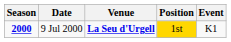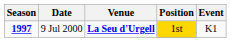(21, 29) 2000 -> (21, 29) 1997
